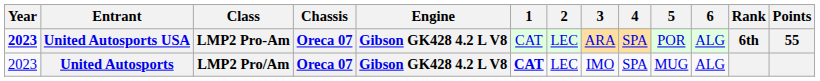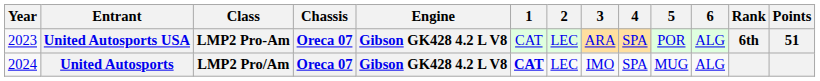(22, 40) bold -> (22, 40) normal
(792, 40) 55 -> (792, 40) 51
(22, 64) 2023 -> (22, 64) 2024
